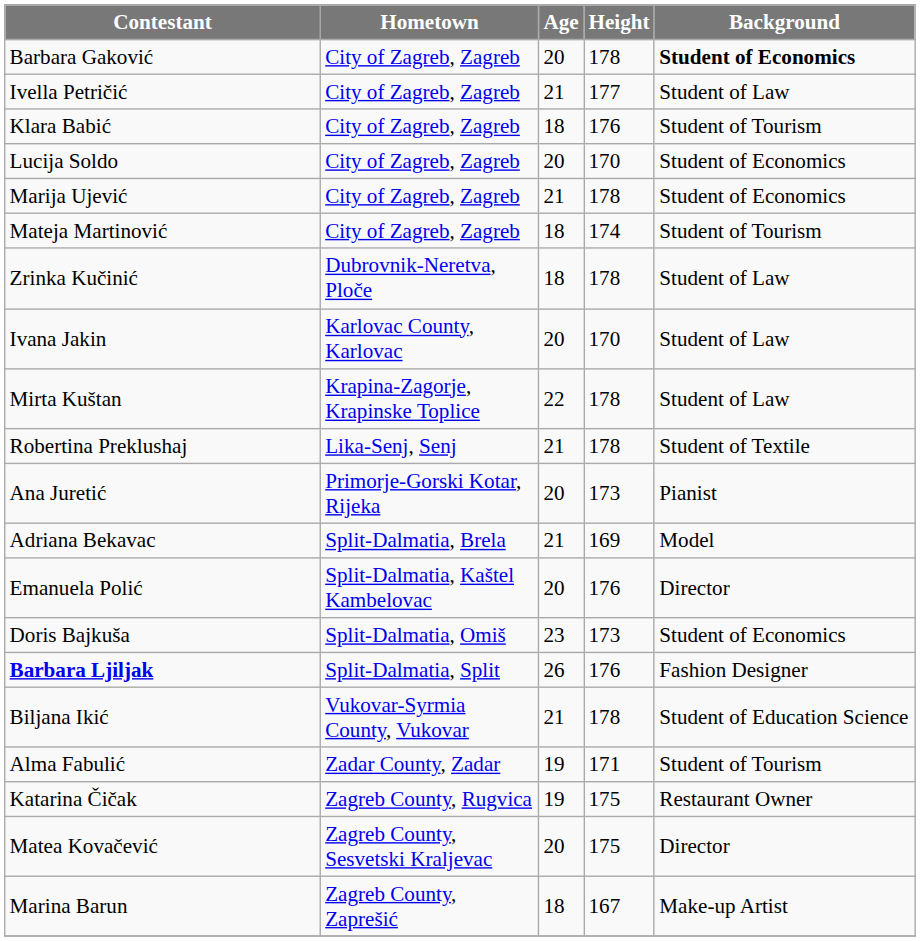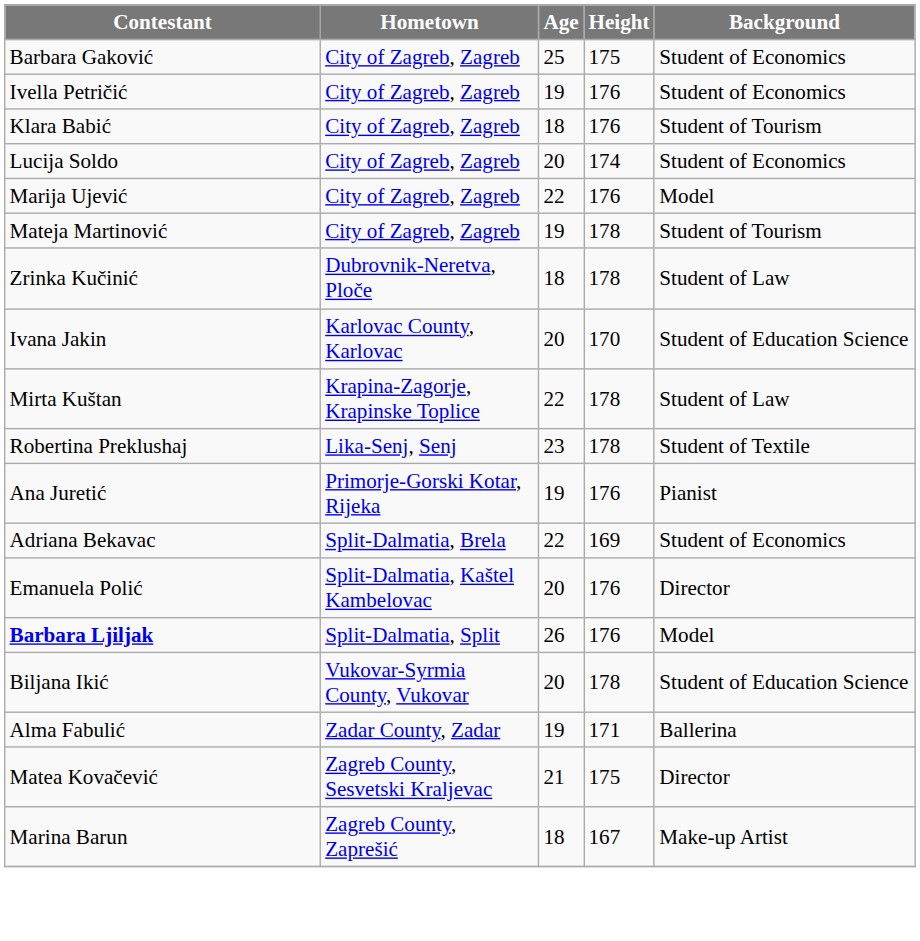(554, 56) 20 -> (554, 56) 25
(604, 56) 178 -> (604, 56) 175
(757, 56) bold -> (753, 56) normal
(554, 91) 21 -> (554, 91) 19
(604, 91) 177 -> (604, 91) 176
(724, 91) Student of Law -> (753, 91) Student of Economics
(604, 161) 170 -> (604, 161) 174
(554, 196) 21 -> (554, 196) 22
(604, 196) 178 -> (604, 196) 176
(753, 196) Student of Economics -> (687, 196) Model
(554, 231) 18 -> (554, 231) 19
(604, 231) 174 -> (604, 231) 178
(724, 338) Student of Law -> (784, 338) Student of Education Science
(554, 445) 21 -> (554, 445) 23
(554, 492) 20 -> (554, 492) 19
(604, 492) 173 -> (604, 492) 176
(554, 540) 21 -> (554, 540) 22
(687, 540) Model -> (753, 540) Student of Economics
- row: (70, 634)
(734, 669) Fashion Designer -> (687, 634) Model
(554, 717) 21 -> (554, 682) 20
(741, 764) Student of Tourism -> (698, 729) Ballerina
- row: (73, 799)
(554, 846) 20 -> (554, 776) 21
